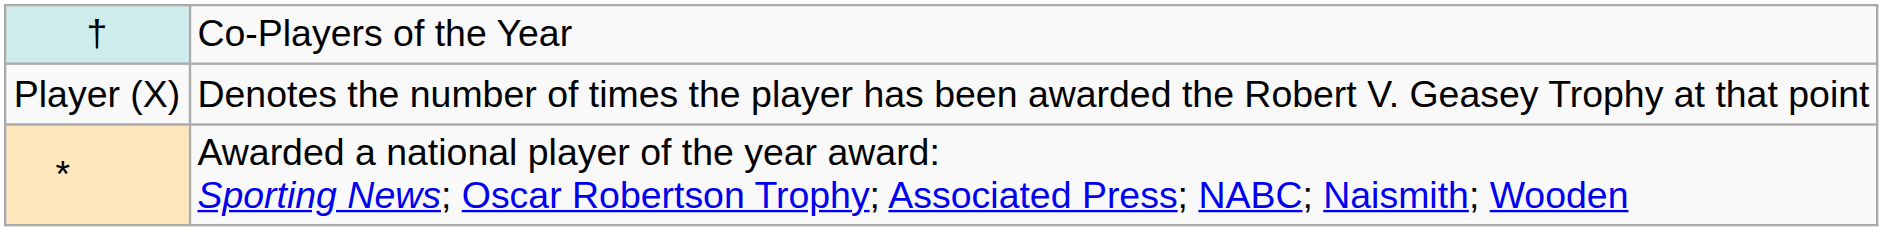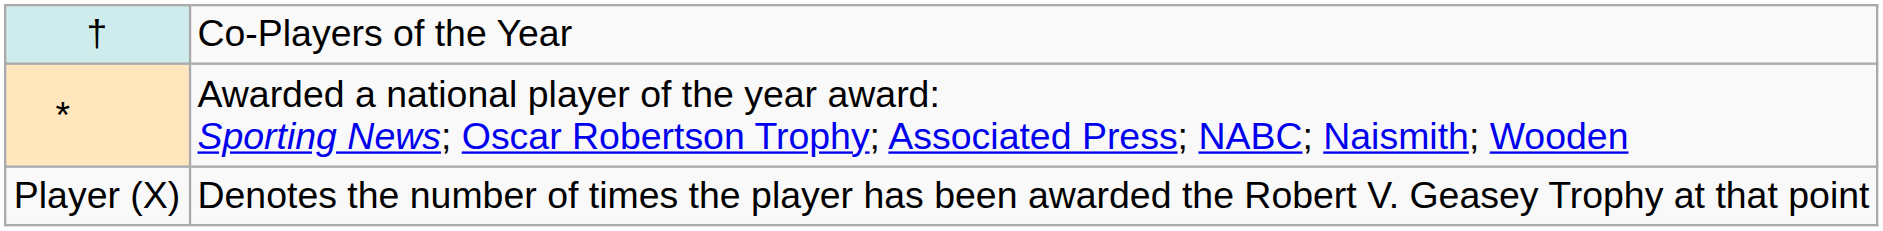rows swapped: (63, 174) <-> (97, 93)
